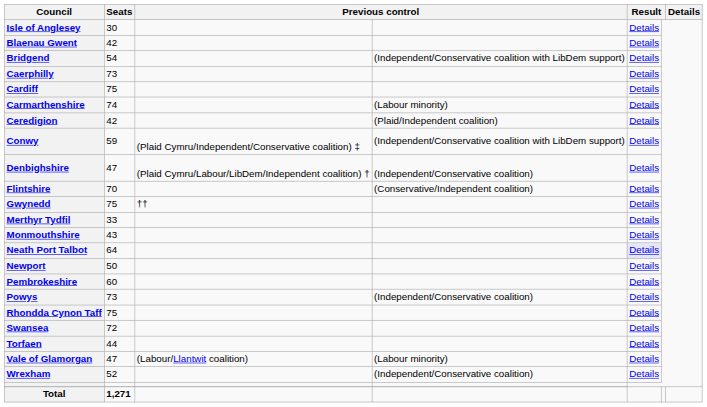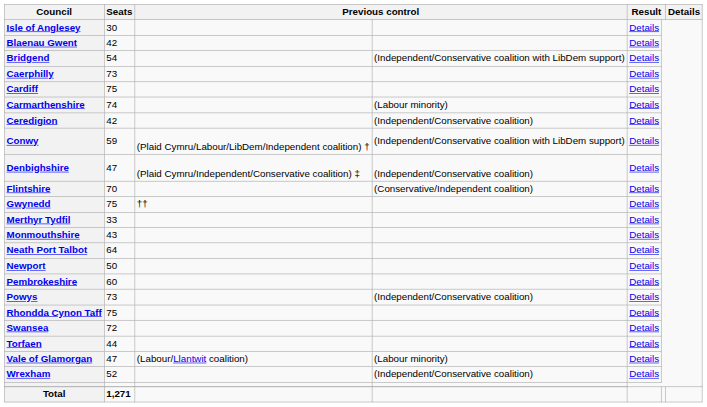(436, 120) (Plaid/Independent coalition) -> (454, 120) (Independent/Conservative coalition)
(248, 147) (Plaid Cymru/Independent/Conservative coalition) ‡ -> (253, 147) (Plaid Cymru/Labour/LibDem/Independent coalition) †
(253, 173) (Plaid Cymru/Labour/LibDem/Independent coalition) † -> (248, 173) (Plaid Cymru/Independent/Conservative coalition) ‡
(644, 250) lavender background -> (644, 250) no background
